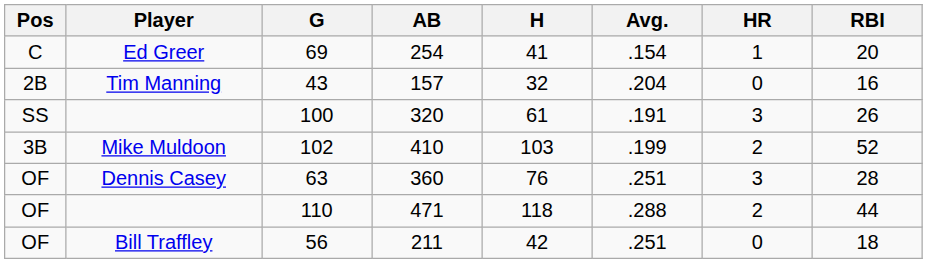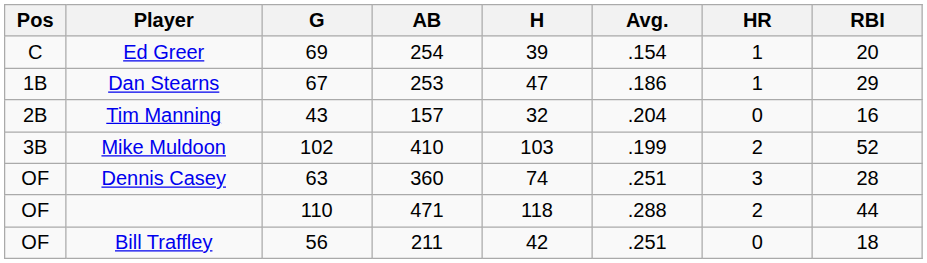(537, 52) 41 -> (537, 52) 39
+ row: (317, 83)
- row: (317, 115)
(537, 178) 76 -> (537, 178) 74
